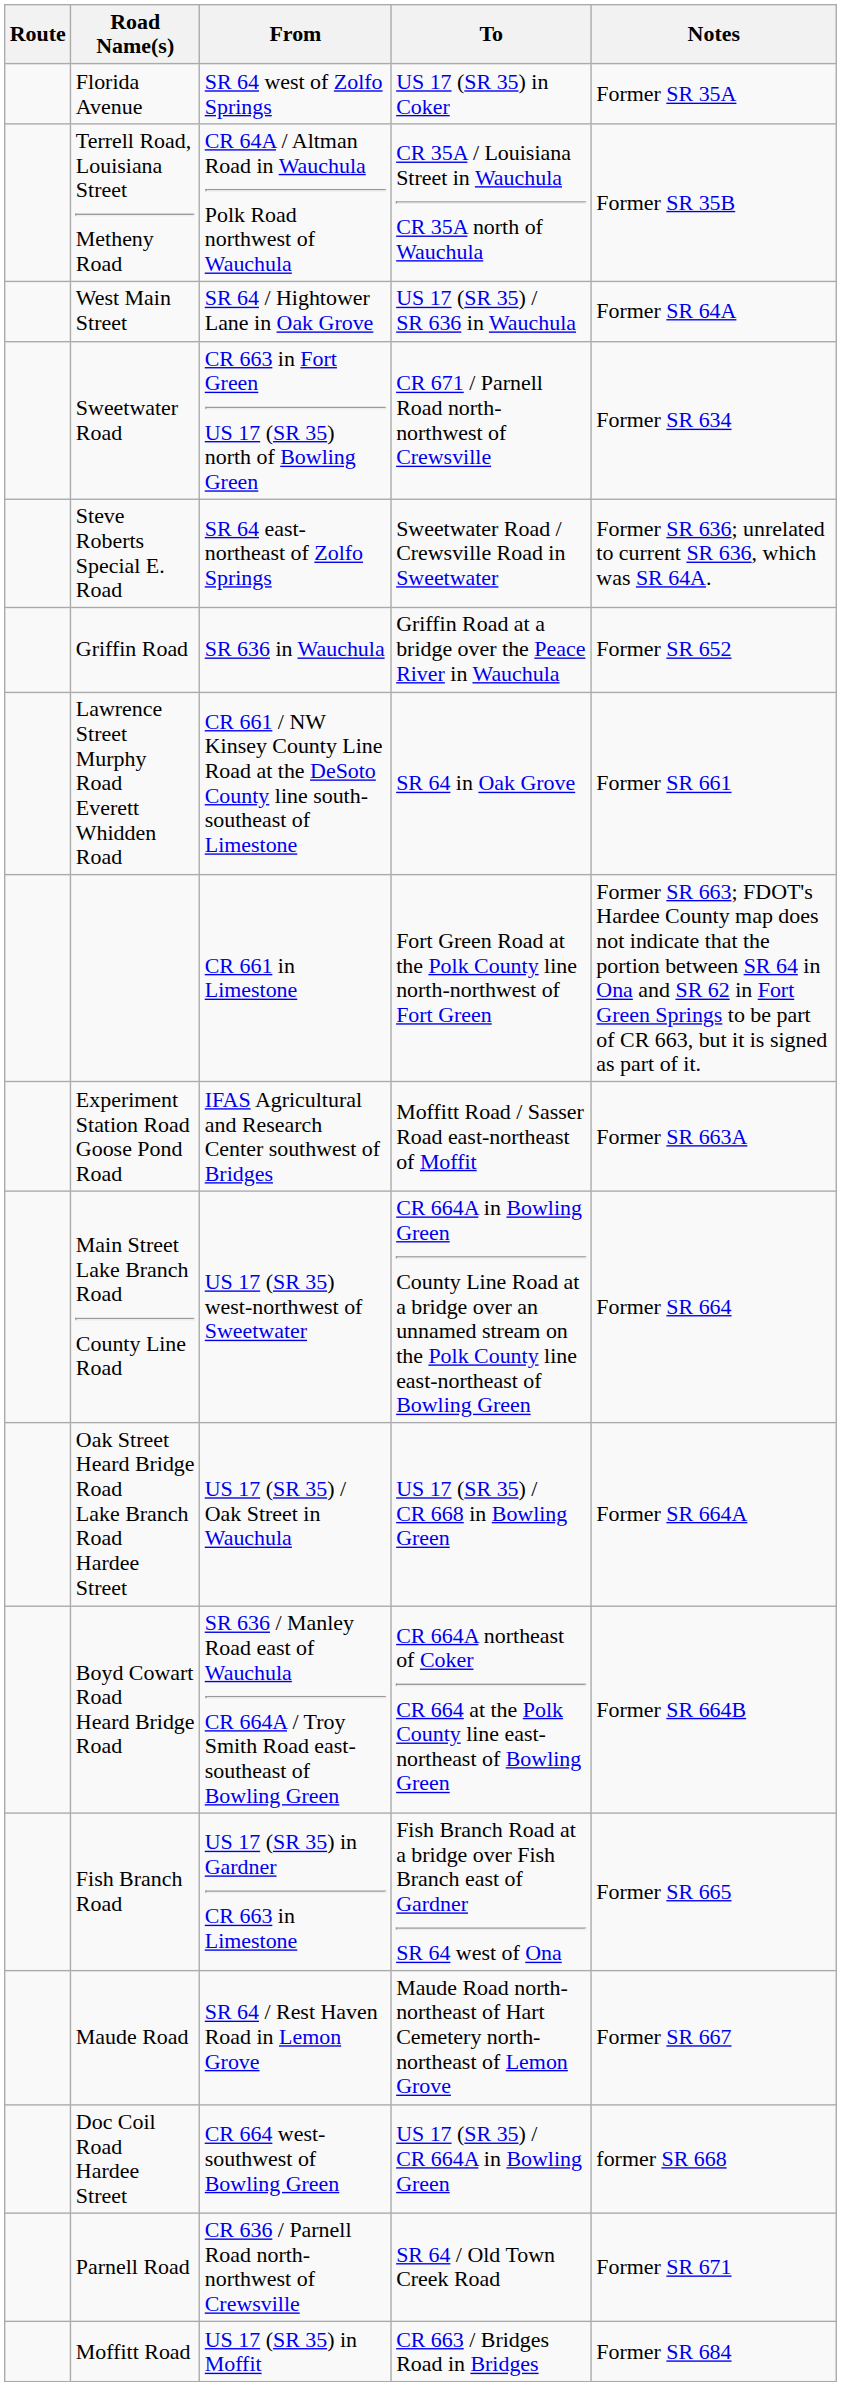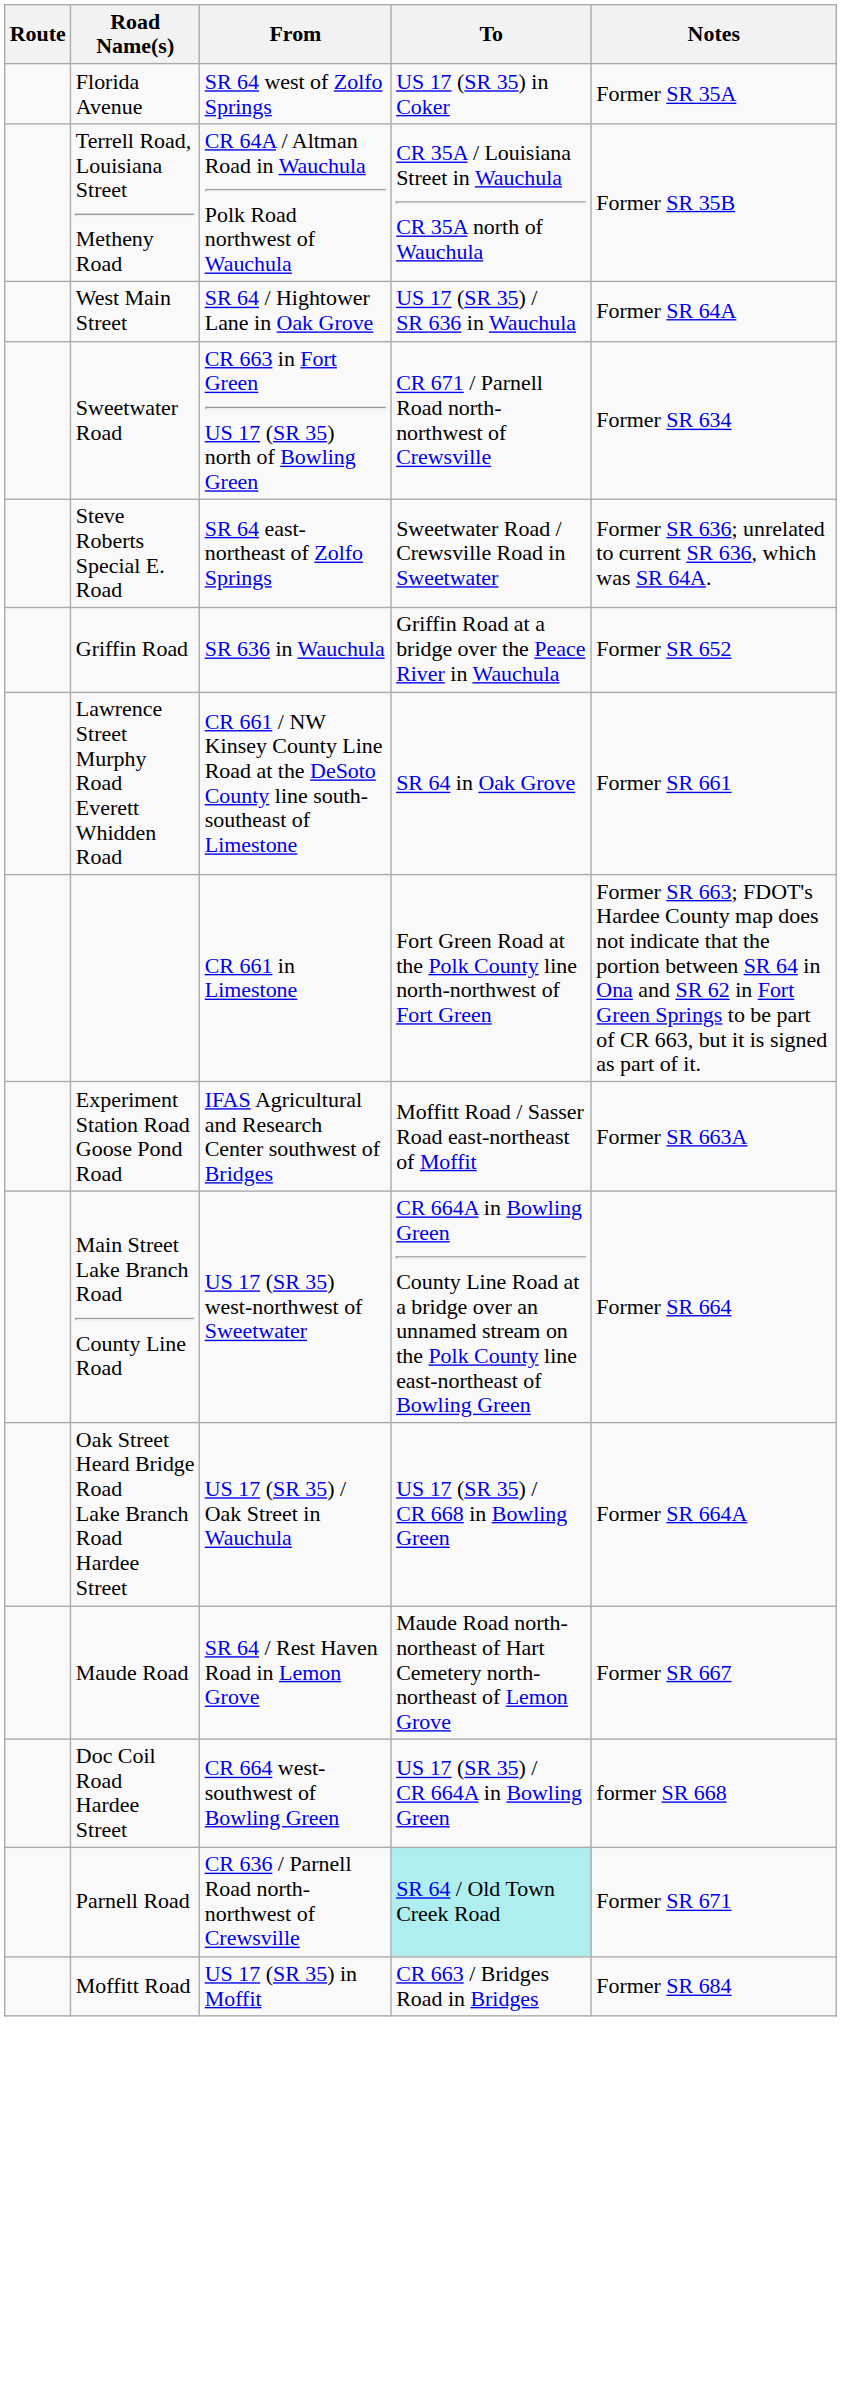- row: (135, 1709)
- row: (129, 1891)
(476, 2267) no background -> (476, 1901) paleturquoise background
